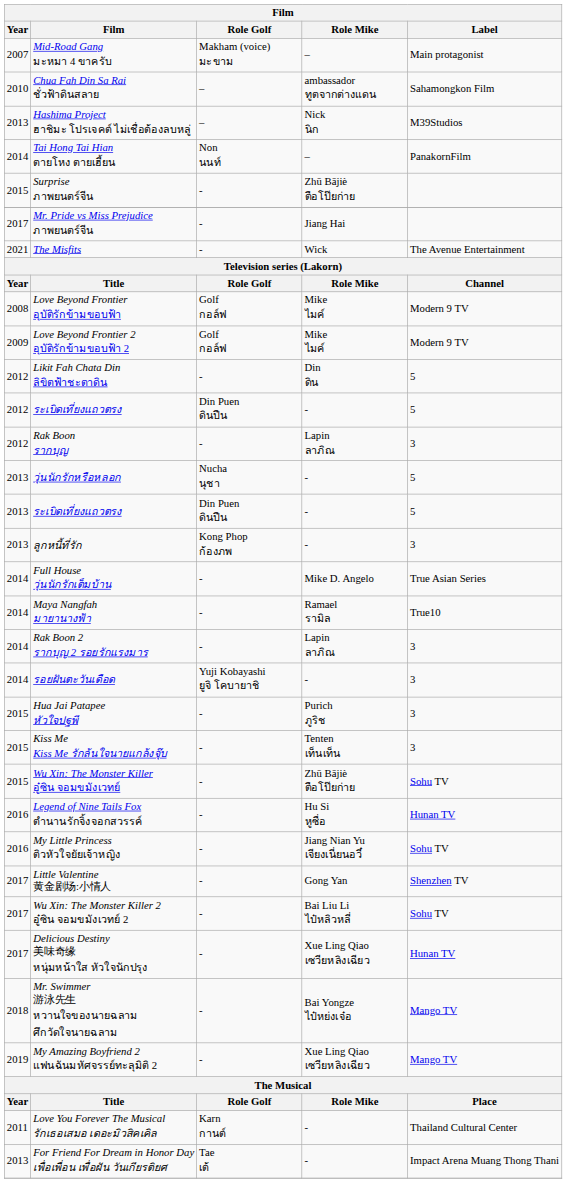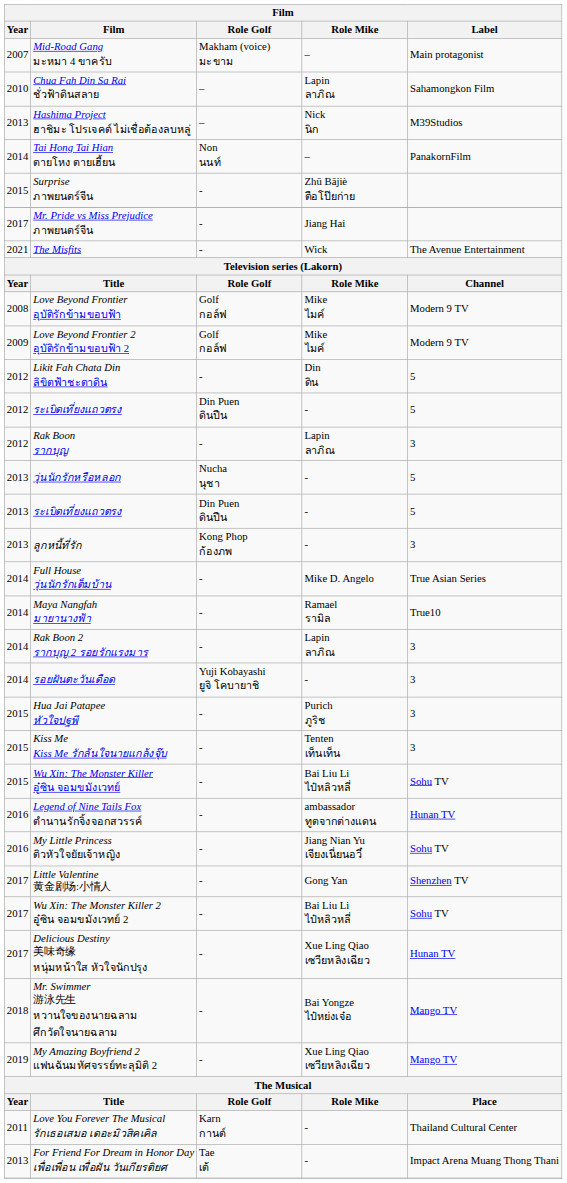(340, 88) ambassador ทูตจากต่างแดน -> (320, 88) Lapin ลาภิณ
(330, 780) Zhū Bājiè ตือโป๊ยก่าย -> (328, 780) Bai Liu Li ไป๋หลิวหลี่
(317, 814) Hu Si หูซื่อ -> (340, 814) ambassador ทูตจากต่างแดน
